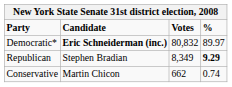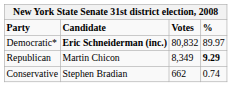(95, 58) Stephen Bradian -> (91, 58) Martin Chicon
(91, 74) Martin Chicon -> (95, 74) Stephen Bradian
